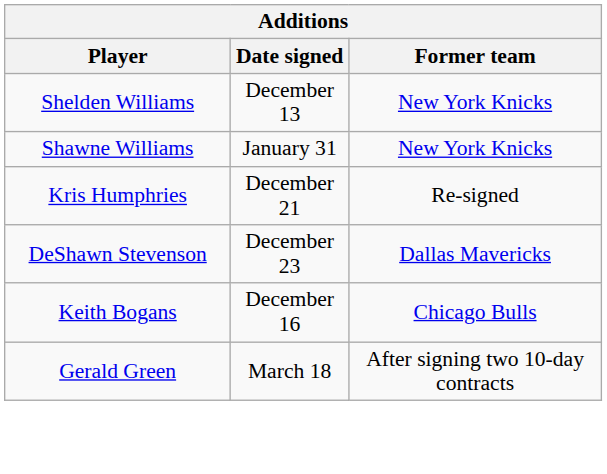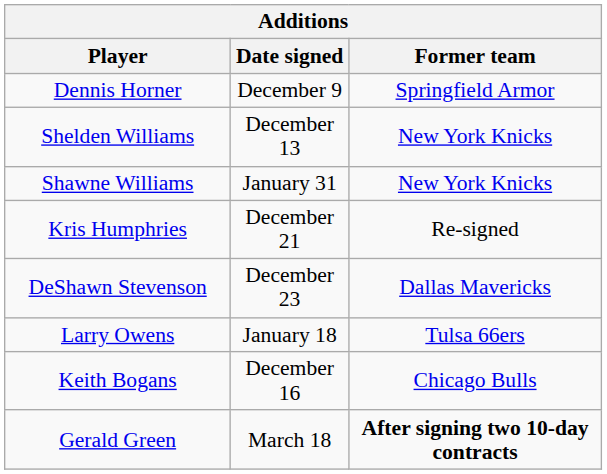+ row: (118, 90)
+ row: (118, 334)
(475, 370) normal -> (475, 439) bold
